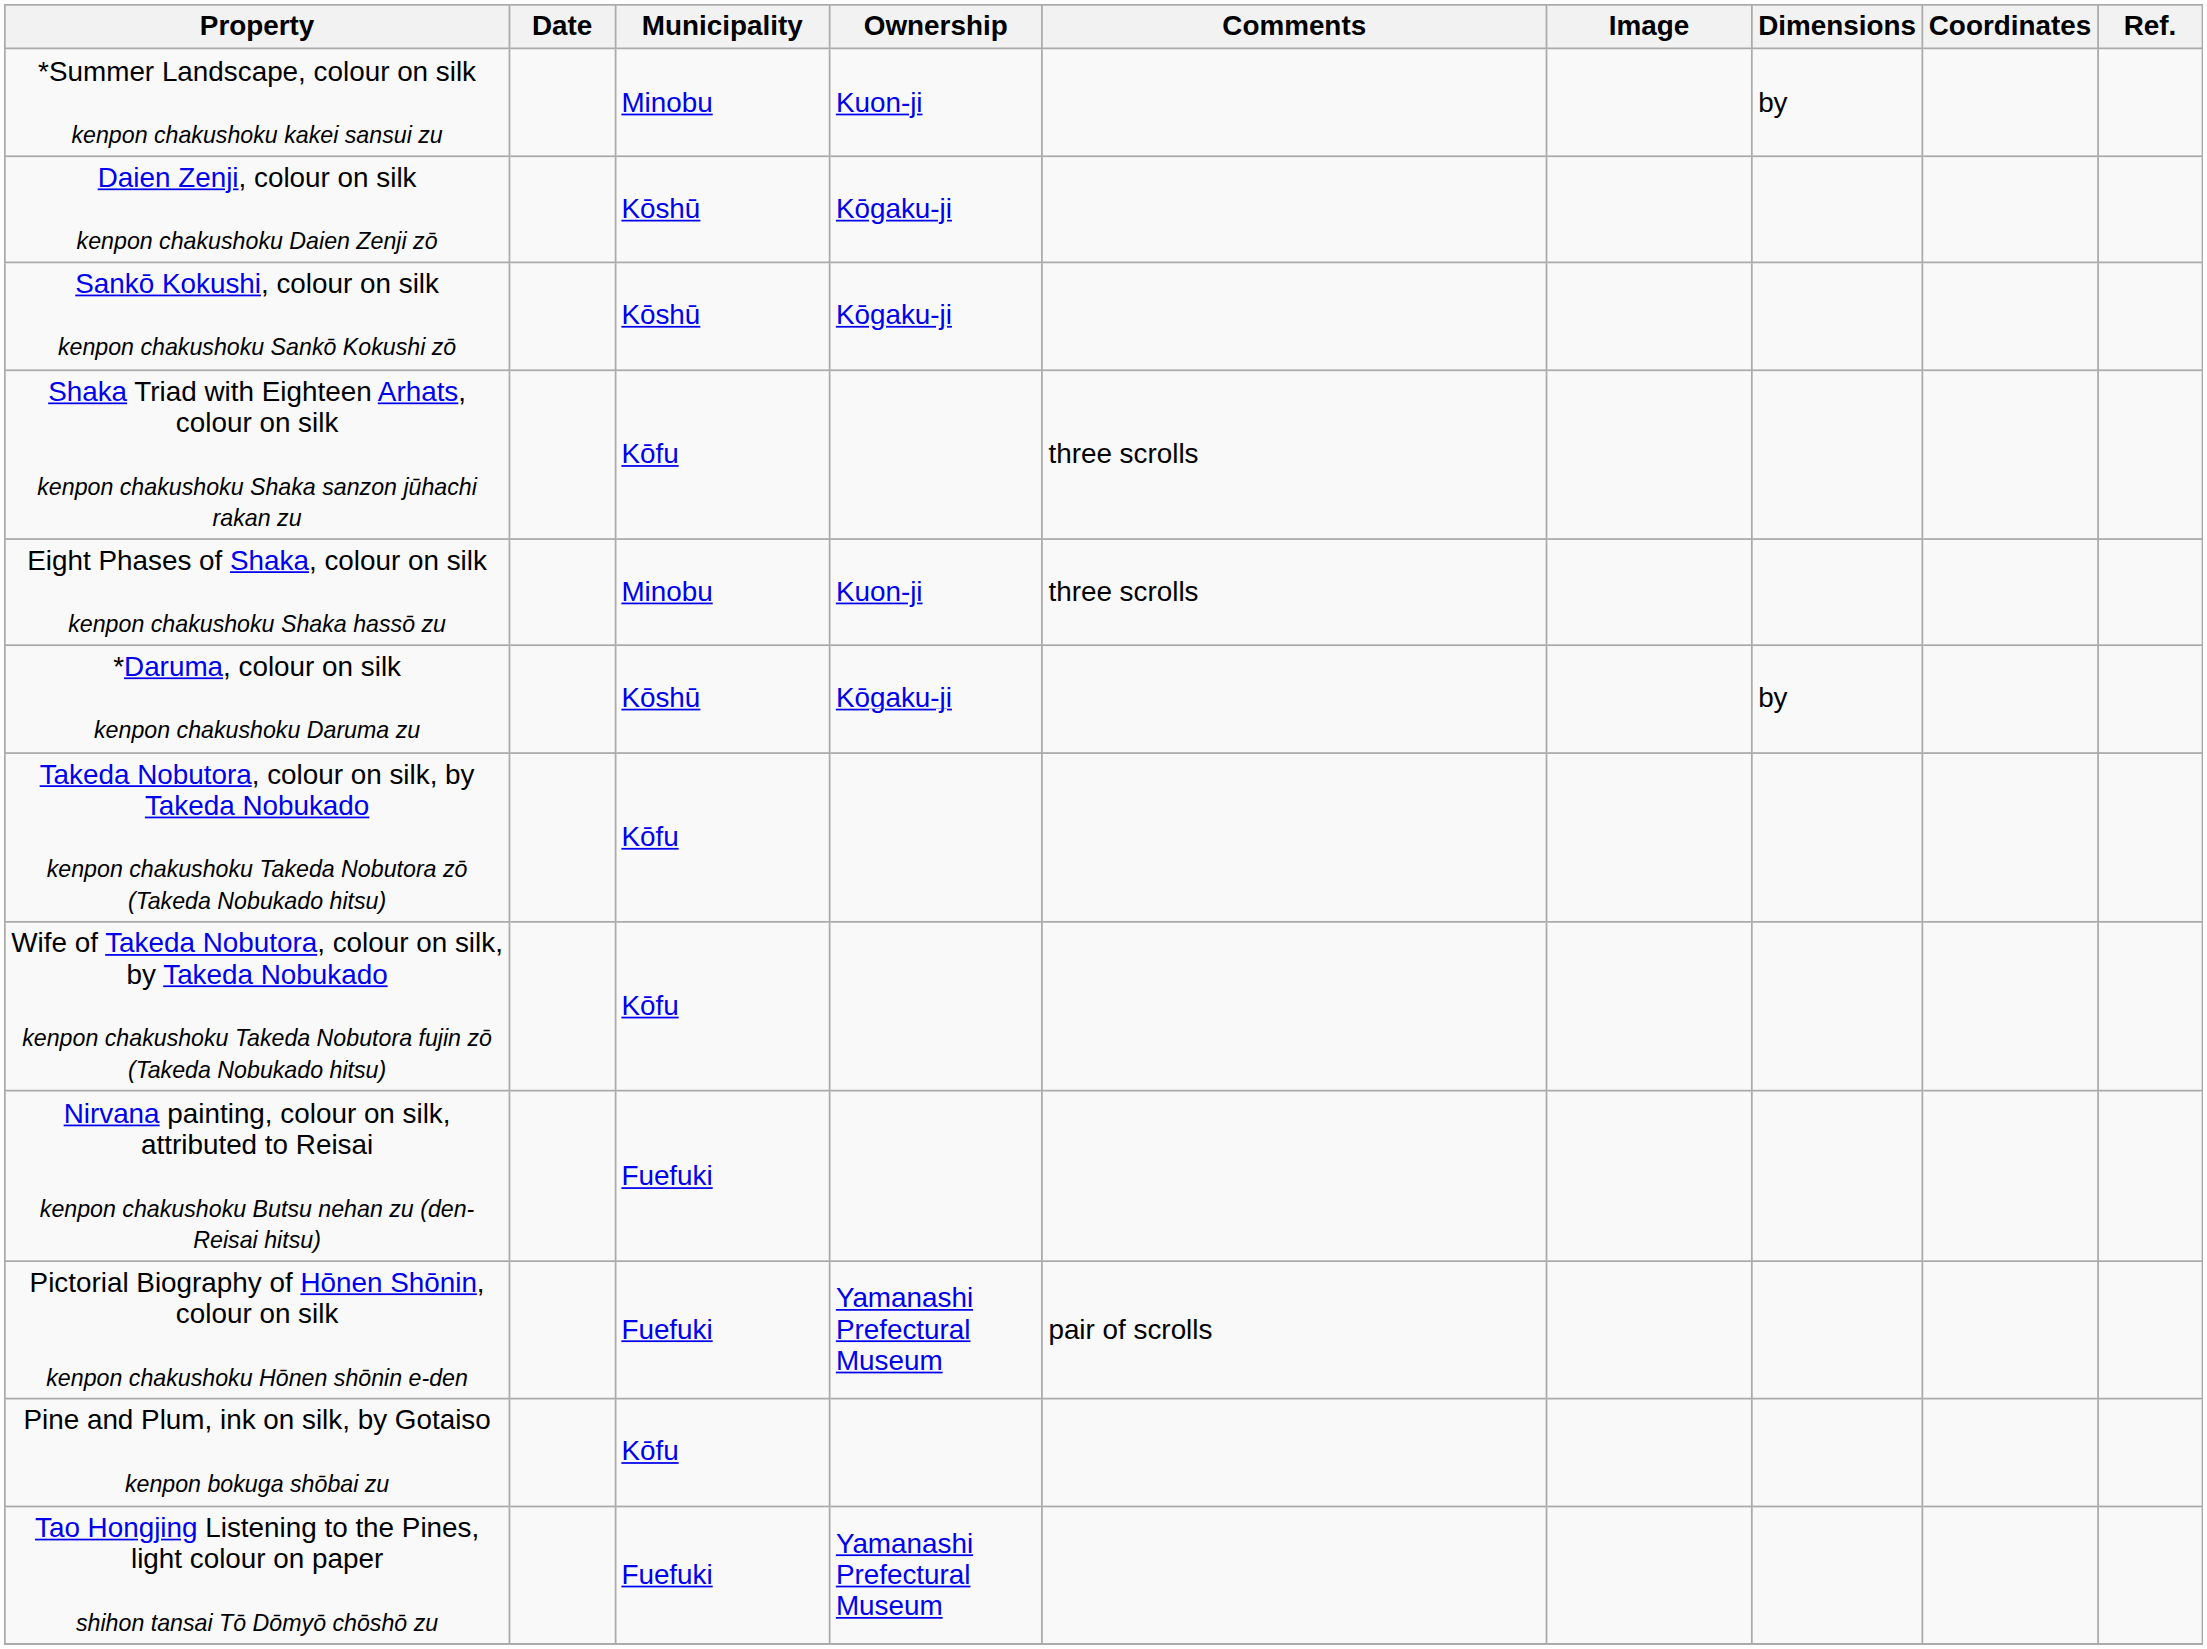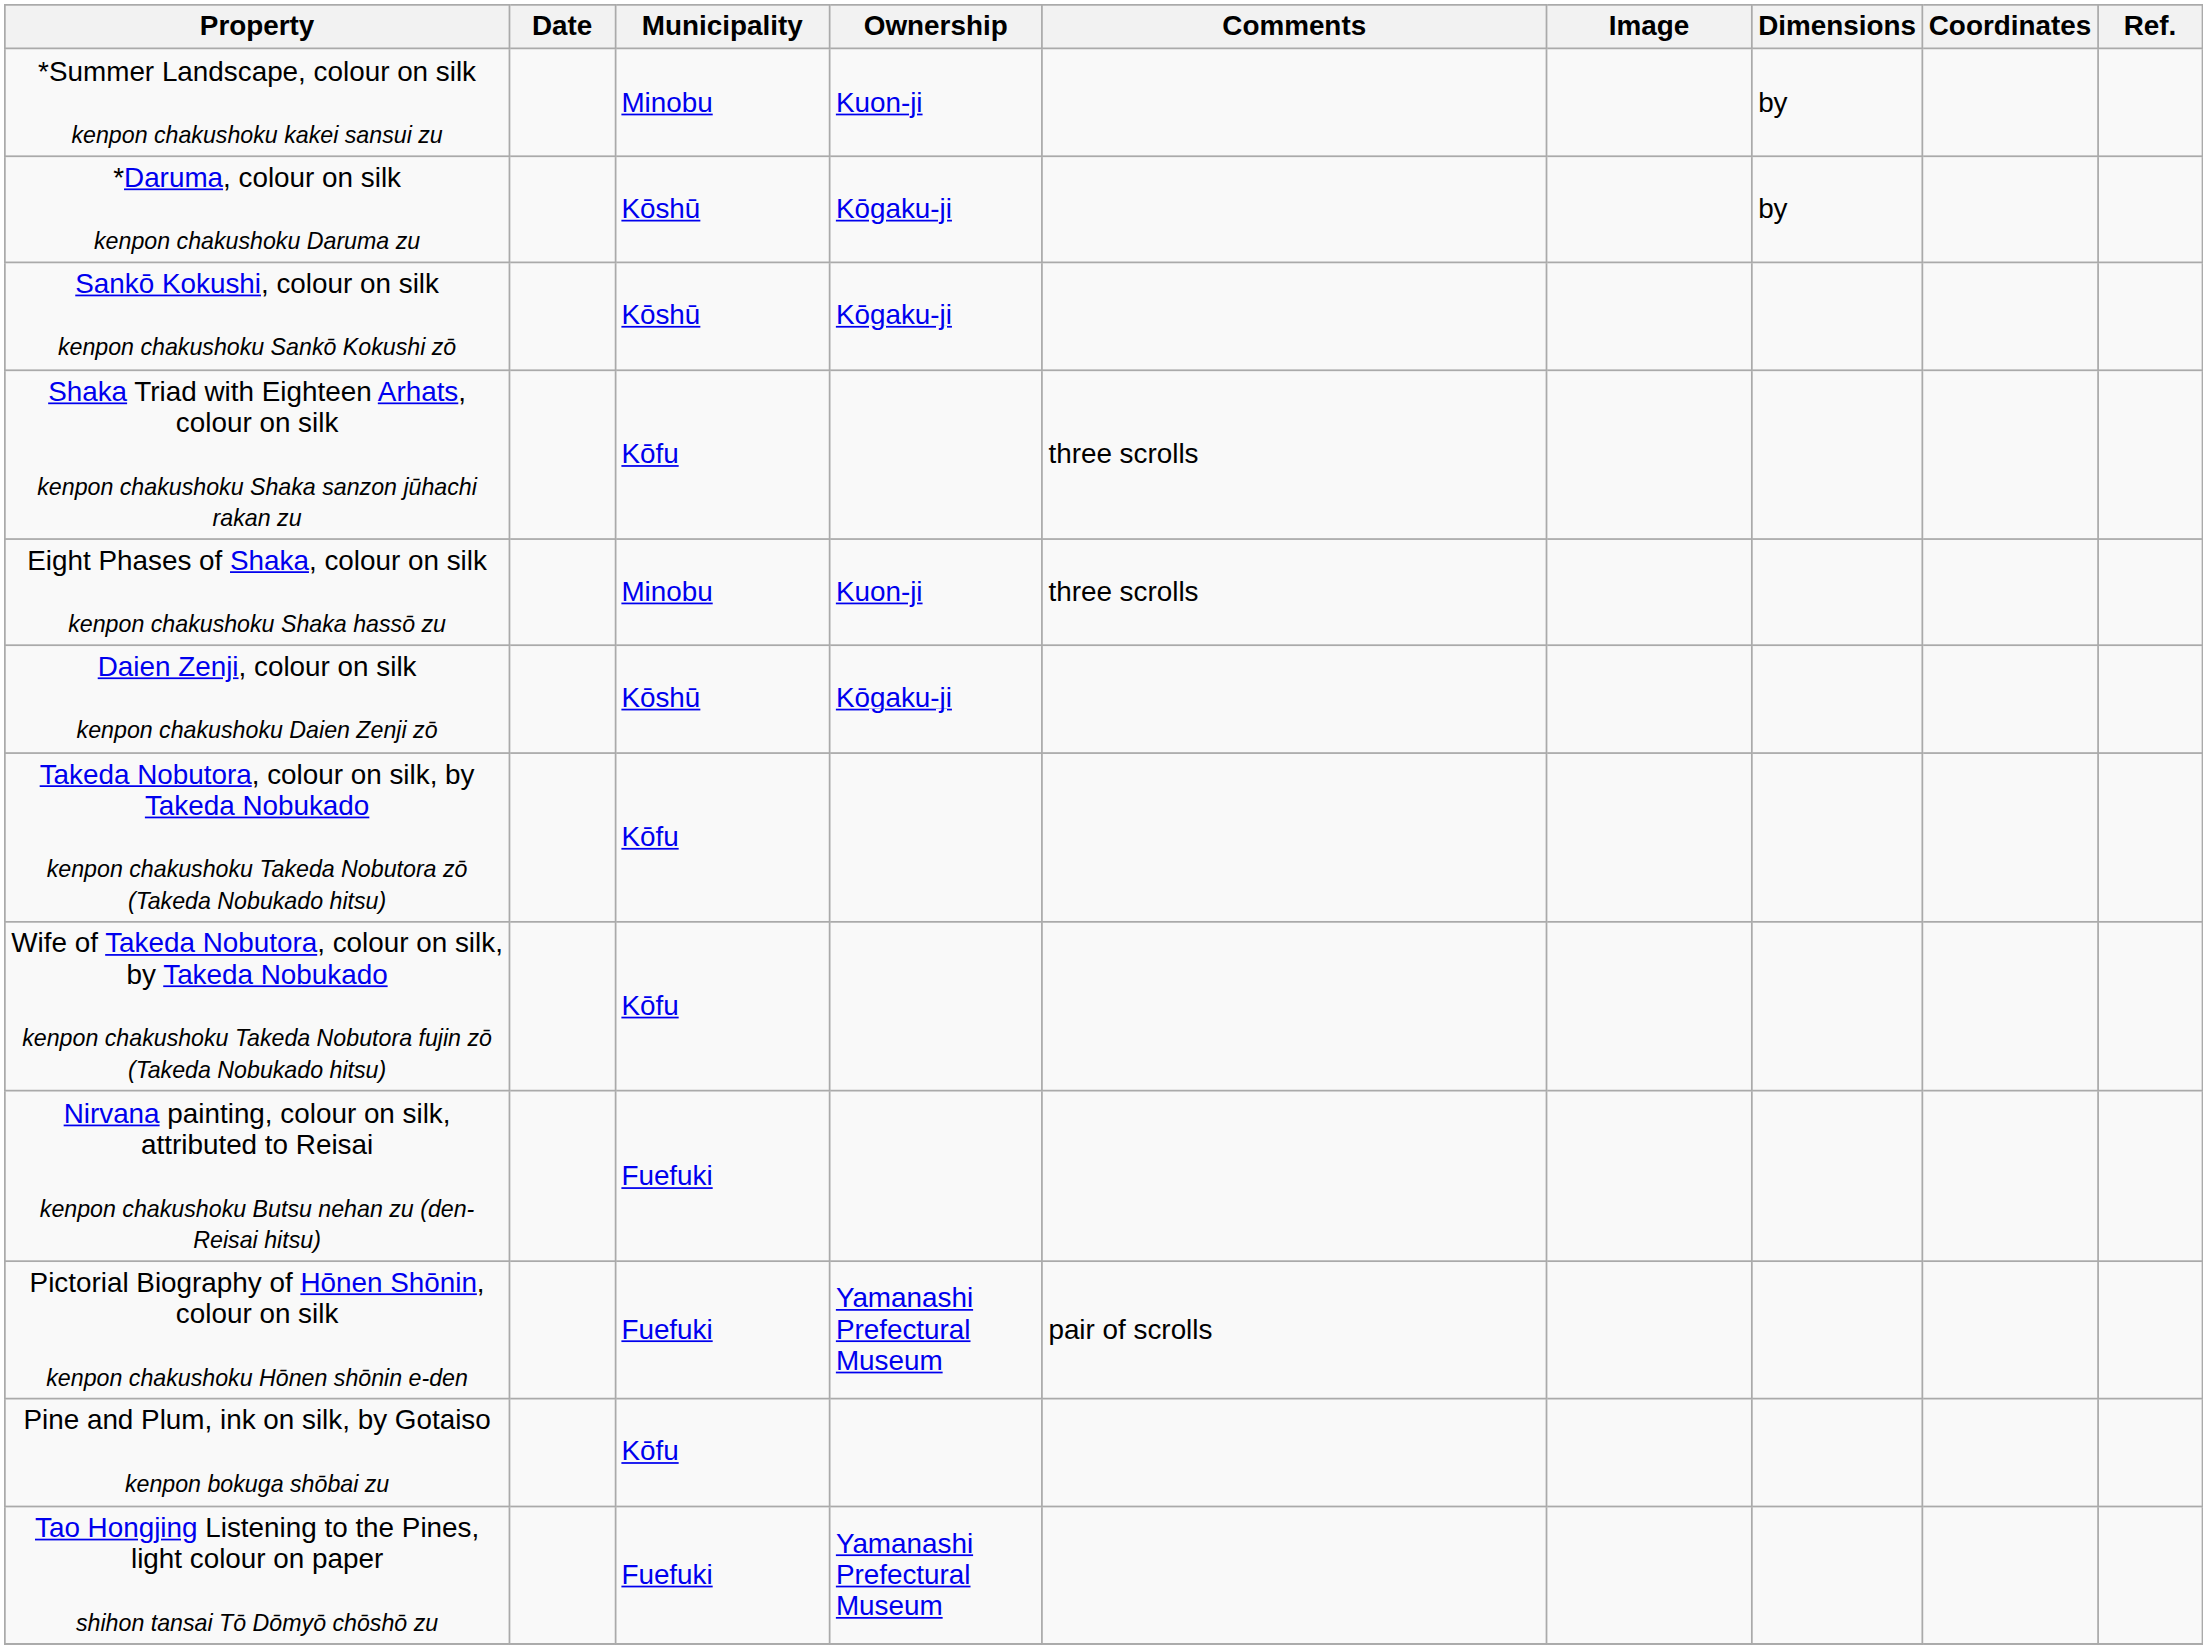rows swapped: (257, 698) <-> (257, 208)
